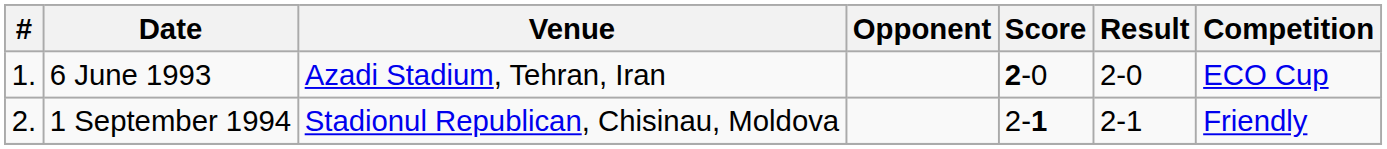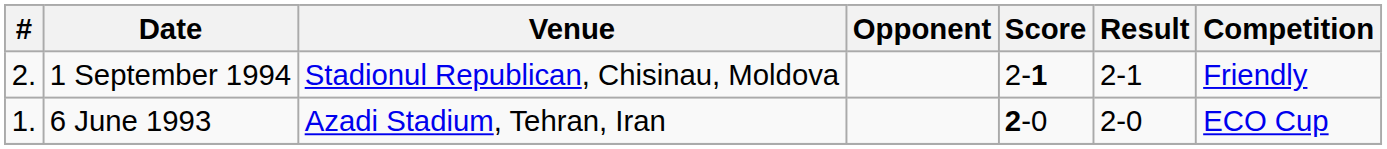rows swapped: (131, 75) <-> (170, 121)
